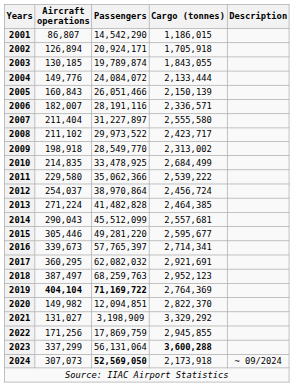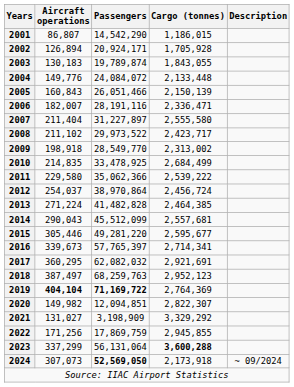(188, 50) 1,705,918 -> (188, 50) 1,705,928
(63, 64) 130,185 -> (63, 64) 130,183
(188, 78) 2,133,444 -> (188, 78) 2,133,448
(188, 107) 2,336,571 -> (188, 107) 2,336,471
(188, 305) 2,822,370 -> (188, 305) 2,822,307
